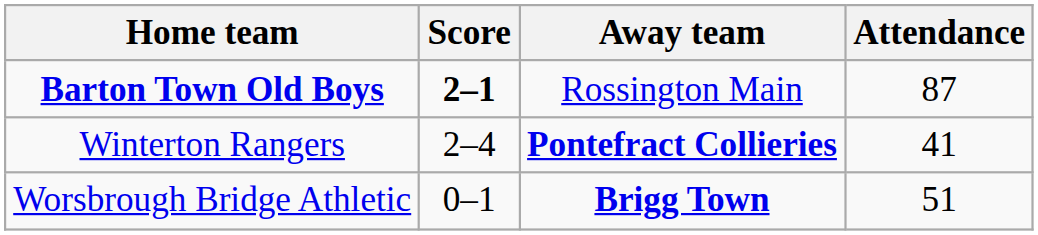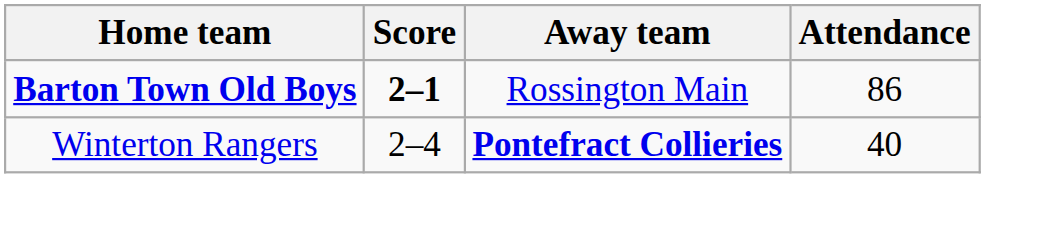(939, 88) 87 -> (885, 88) 86
(939, 144) 41 -> (885, 144) 40
- row: (212, 199)
